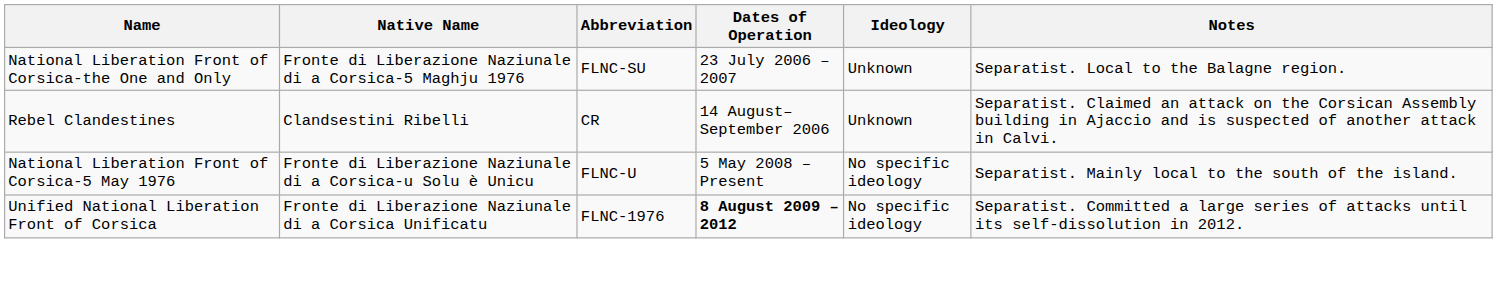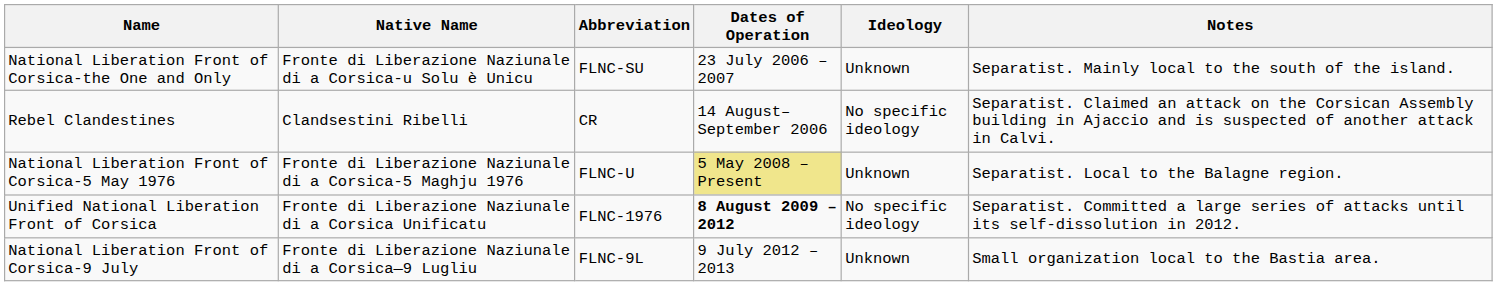(427, 69) Fronte di Liberazione Naziunale di a Corsica-5 Maghju 1976 -> (426, 69) Fronte di Liberazione Naziunale di a Corsica-u Solu è Unicu
(1161, 69) Separatist. Local to the Balagne region. -> (1214, 69) Separatist. Mainly local to the south of the island.
(880, 121) Unknown -> (896, 121) No specific ideology
(427, 173) Fronte di Liberazione Naziunale di a Corsica-u Solu è Unicu -> (426, 173) Fronte di Liberazione Naziunale di a Corsica-5 Maghju 1976
(755, 173) no background -> (753, 173) khaki background
(899, 173) No specific ideology -> (878, 173) Unknown
(1216, 173) Separatist. Mainly local to the south of the island. -> (1158, 173) Separatist. Local to the Balagne region.
+ row: (138, 259)
